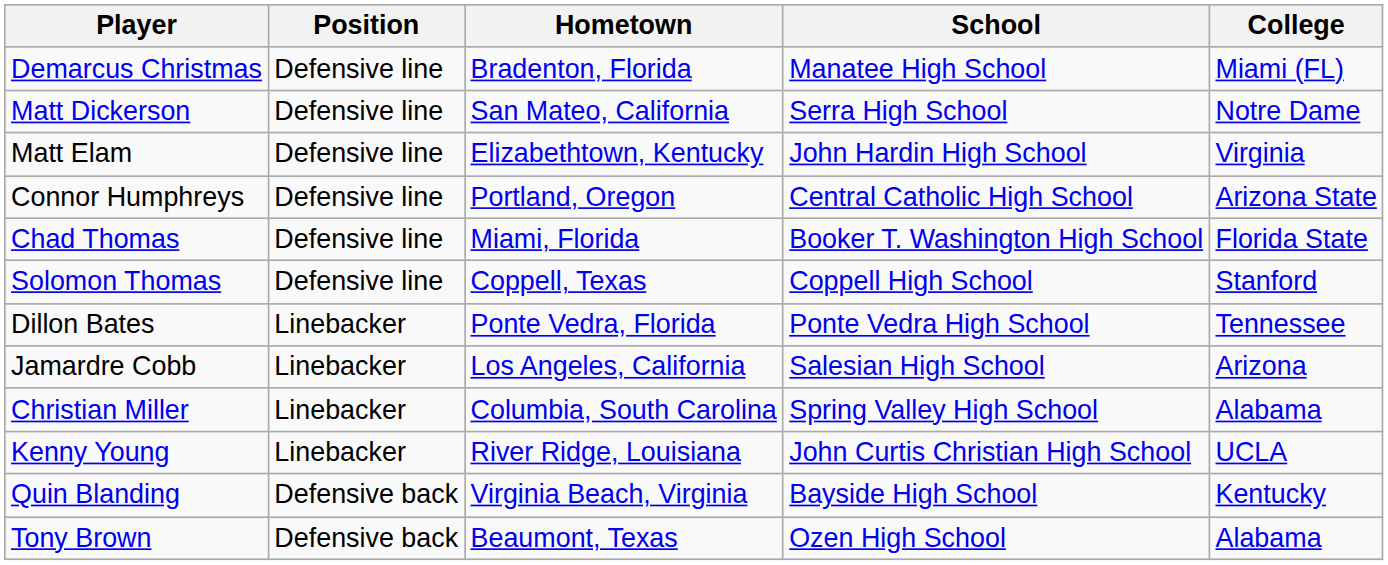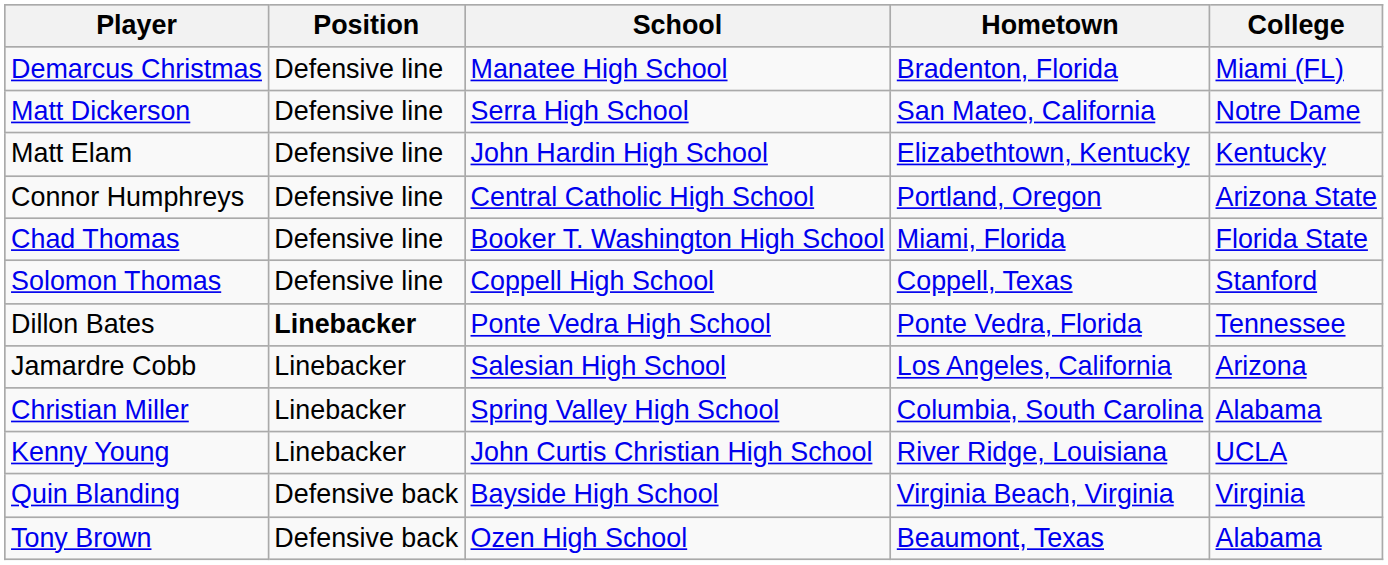columns swapped: (996, 25) <-> (624, 25)
(1260, 153) Virginia -> (1271, 153) Kentucky
(340, 324) normal -> (345, 324) bold
(1271, 494) Kentucky -> (1260, 494) Virginia
